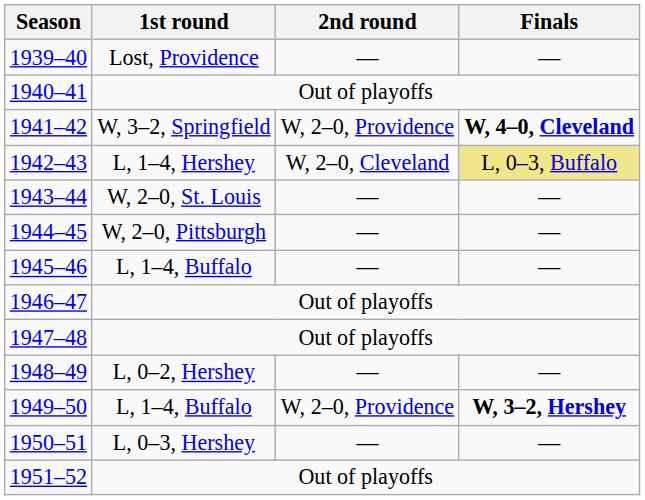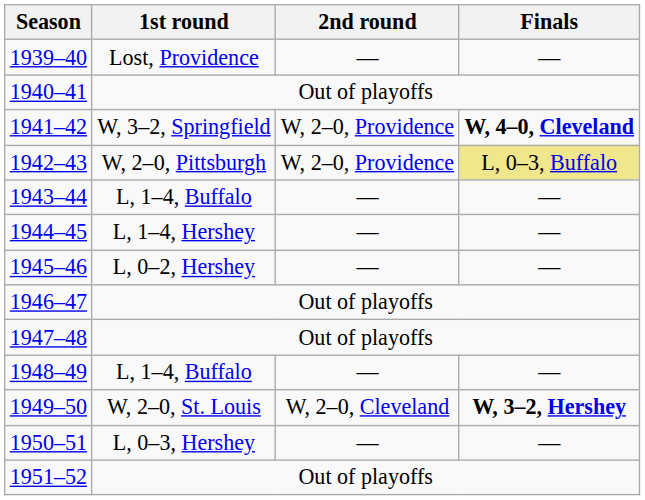(184, 162) L, 1–4, Hershey -> (184, 162) W, 2–0, Pittsburgh
(367, 162) W, 2–0, Cleveland -> (367, 162) W, 2–0, Providence
(184, 197) W, 2–0, St. Louis -> (184, 197) L, 1–4, Buffalo
(184, 232) W, 2–0, Pittsburgh -> (184, 232) L, 1–4, Hershey
(184, 267) L, 1–4, Buffalo -> (184, 267) L, 0–2, Hershey
(184, 372) L, 0–2, Hershey -> (184, 372) L, 1–4, Buffalo
(184, 407) L, 1–4, Buffalo -> (184, 407) W, 2–0, St. Louis
(367, 407) W, 2–0, Providence -> (367, 407) W, 2–0, Cleveland
